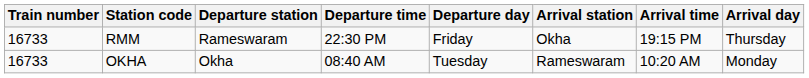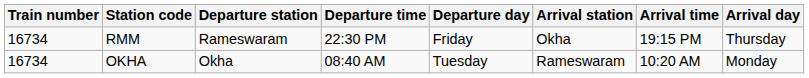(28, 38) 16733 -> (28, 38) 16734
(28, 61) 16733 -> (28, 61) 16734
